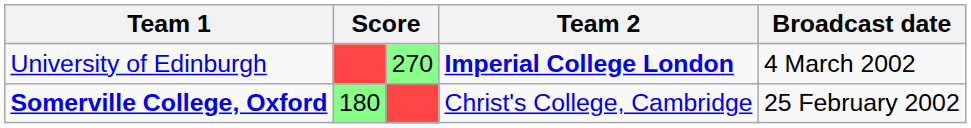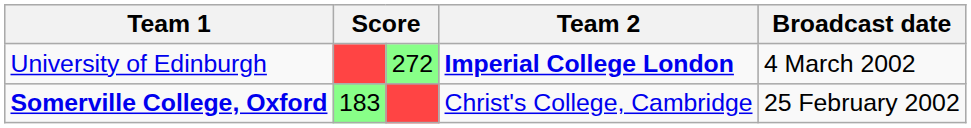(412, 63) 270 -> (412, 63) 272
(360, 102) 180 -> (360, 102) 183
